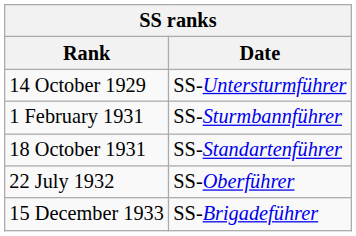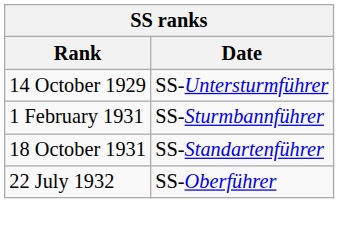- row: (87, 213)
